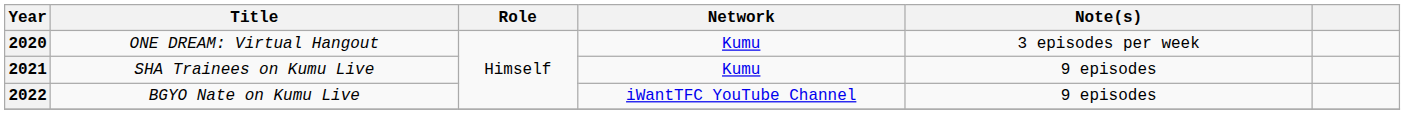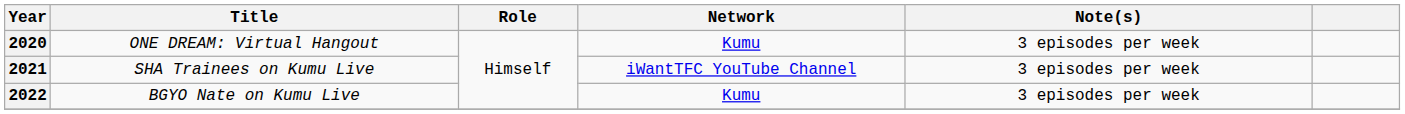(741, 70) Kumu -> (741, 70) iWantTFC YouTube Channel
(1109, 70) 9 episodes -> (1109, 70) 3 episodes per week
(741, 96) iWantTFC YouTube Channel -> (741, 96) Kumu
(1109, 96) 9 episodes -> (1109, 96) 3 episodes per week
